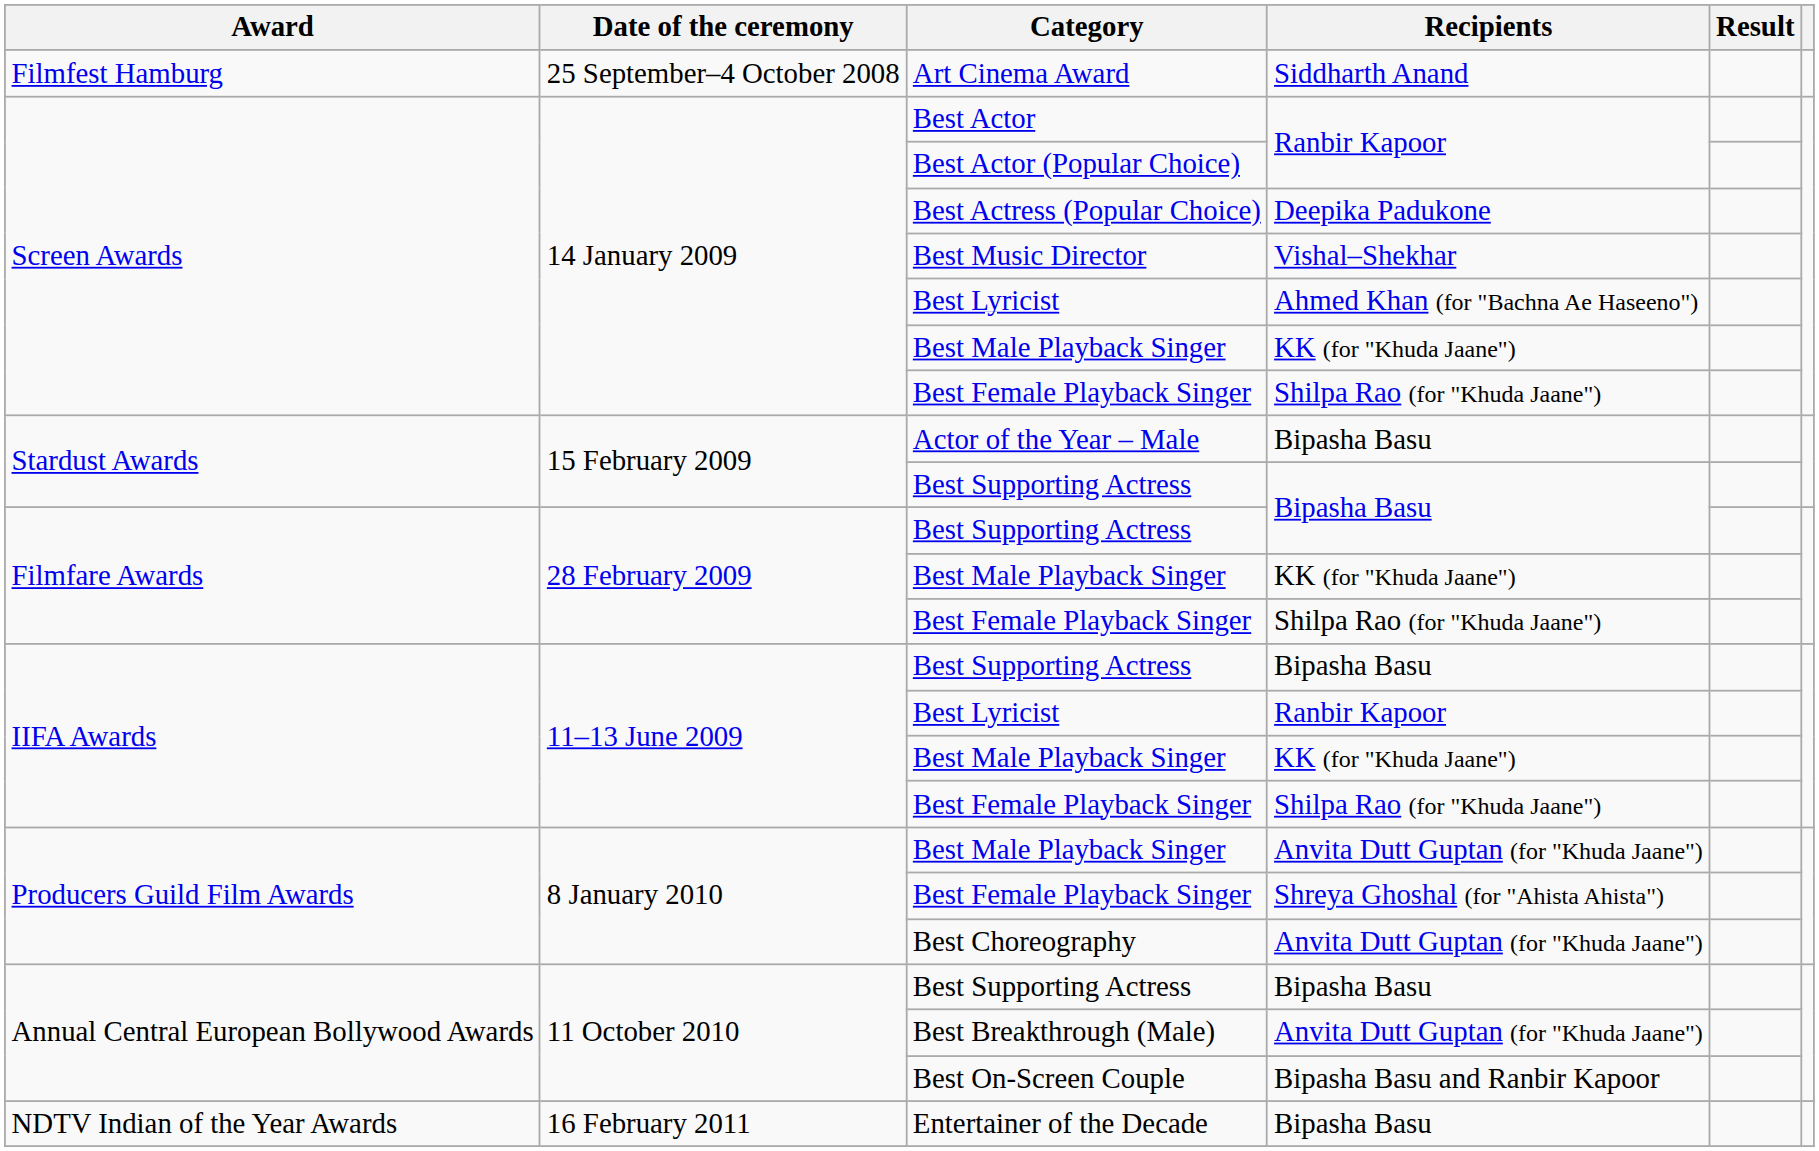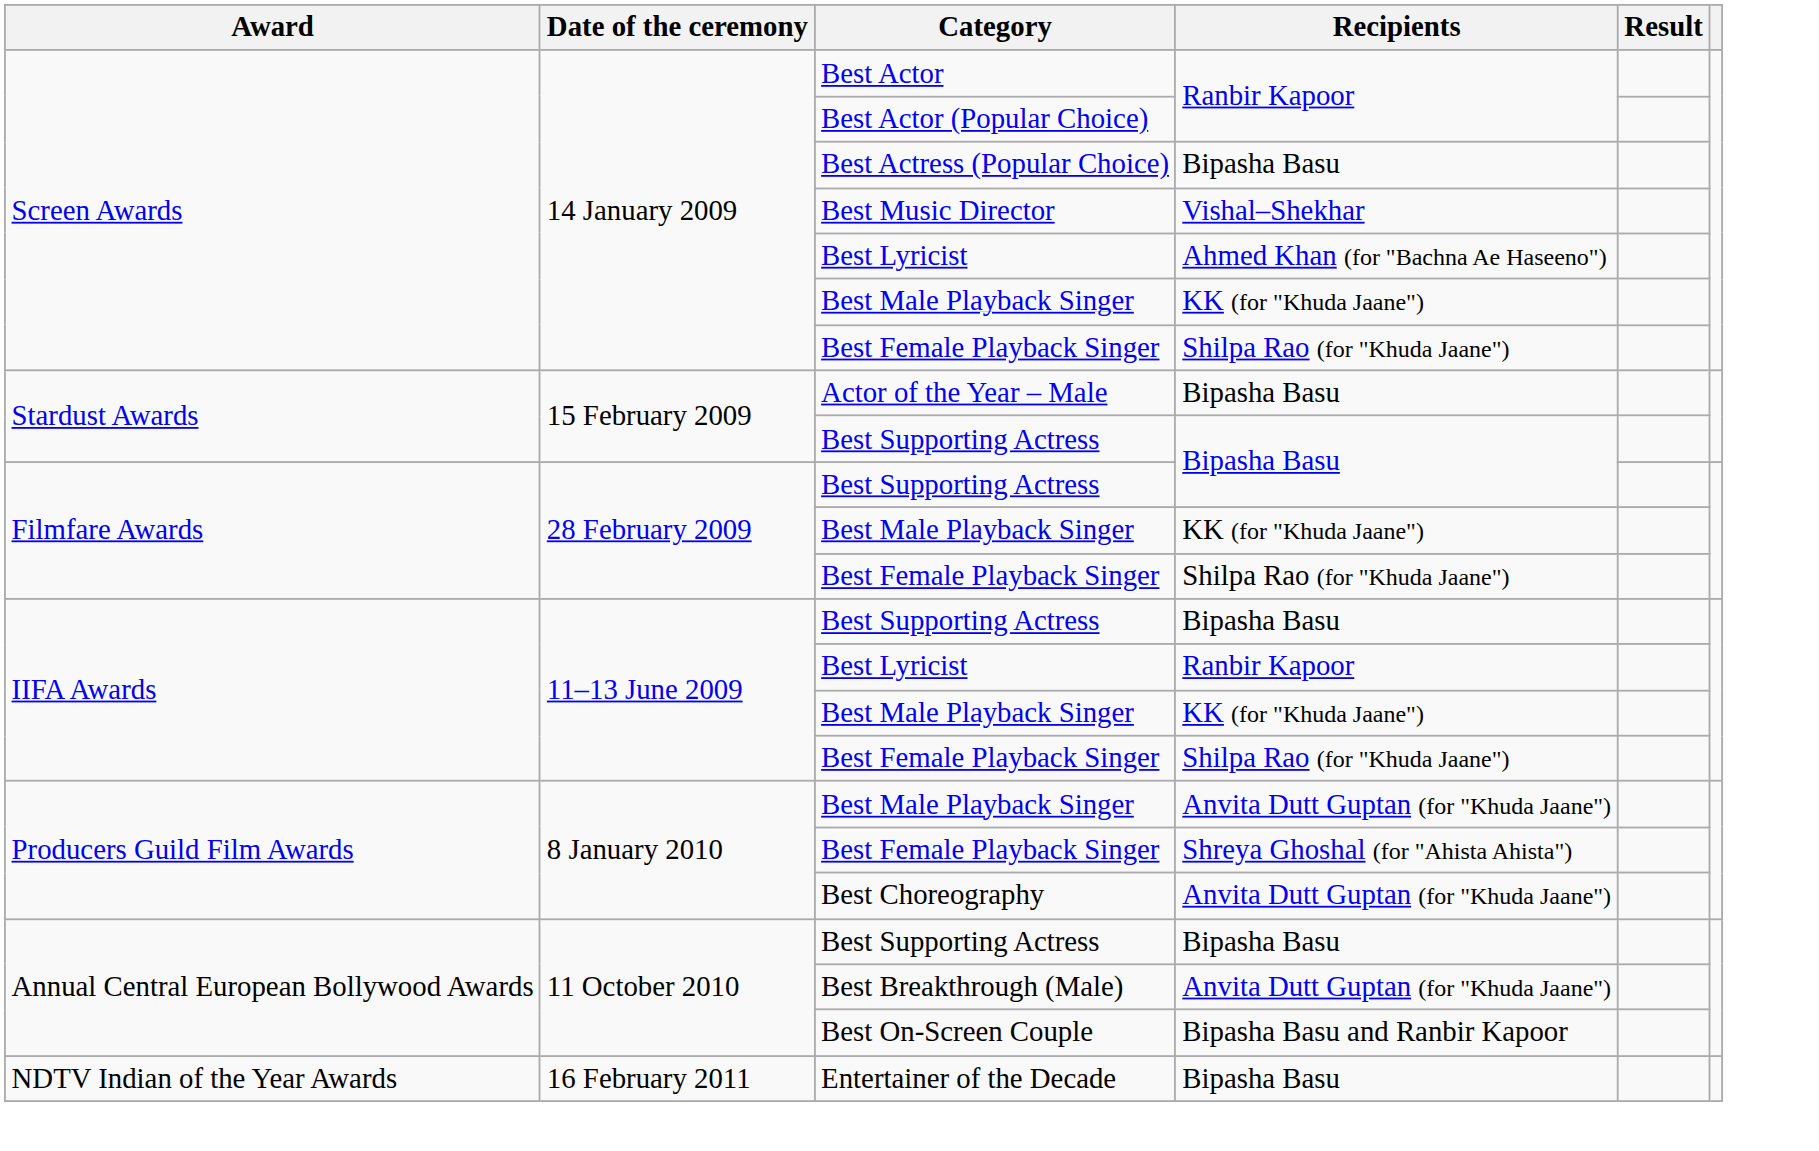- row: (117, 73)
(1382, 210) Deepika Padukone -> (1261, 164) Bipasha Basu
